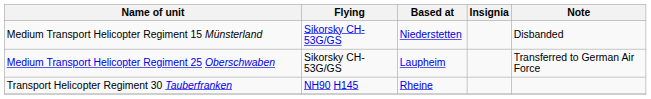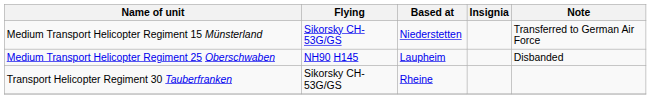(539, 35) Disbanded -> (574, 35) Transferred to German Air Force
(334, 63) Sikorsky CH-53G/GS -> (331, 57) NH90 H145
(574, 63) Transferred to German Air Force -> (539, 57) Disbanded
(331, 85) NH90 H145 -> (334, 79) Sikorsky CH-53G/GS
